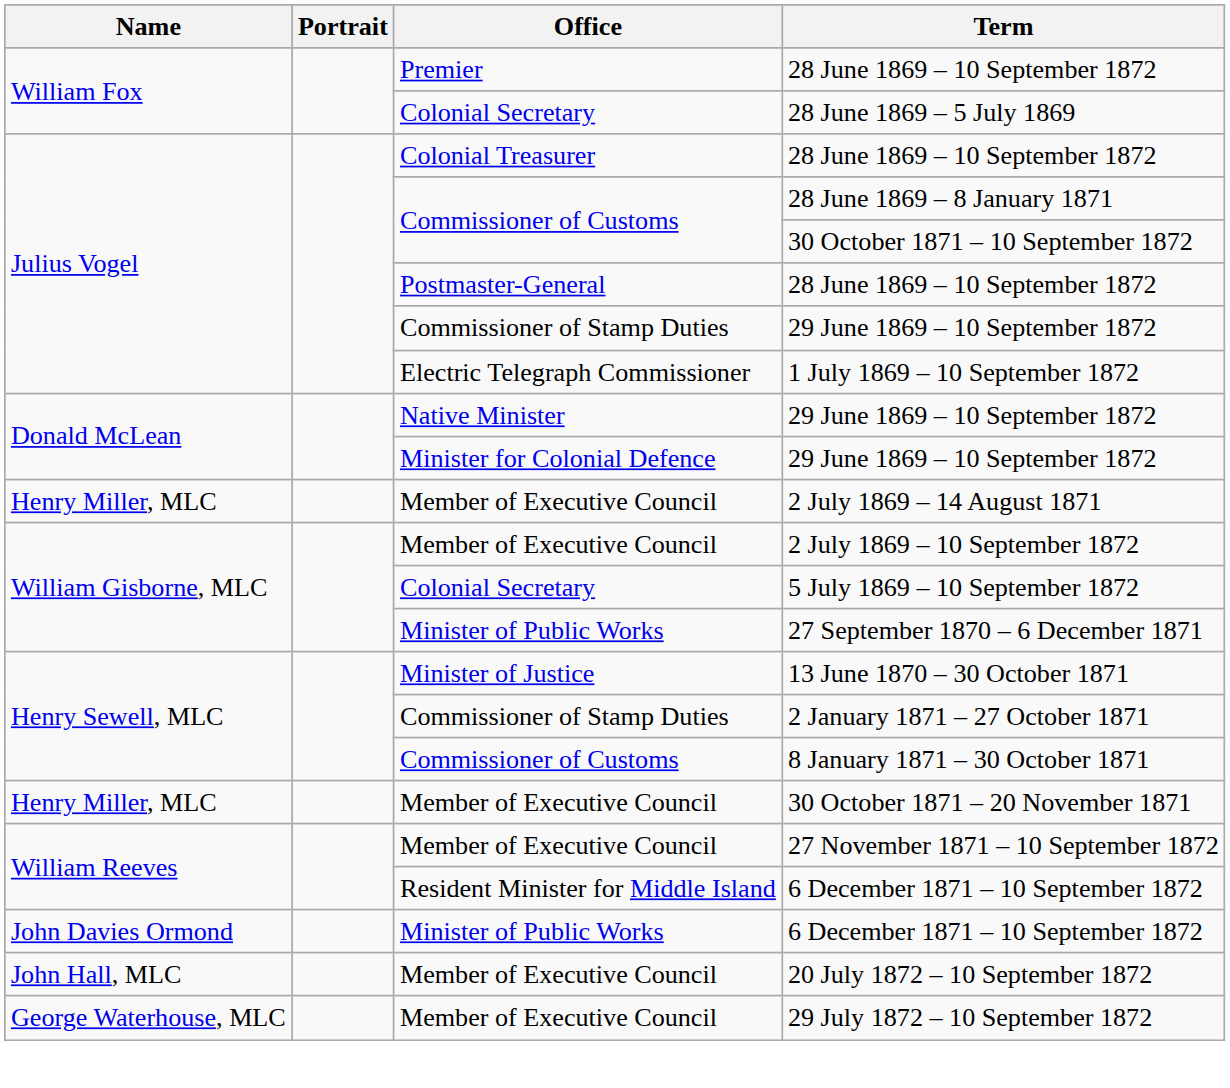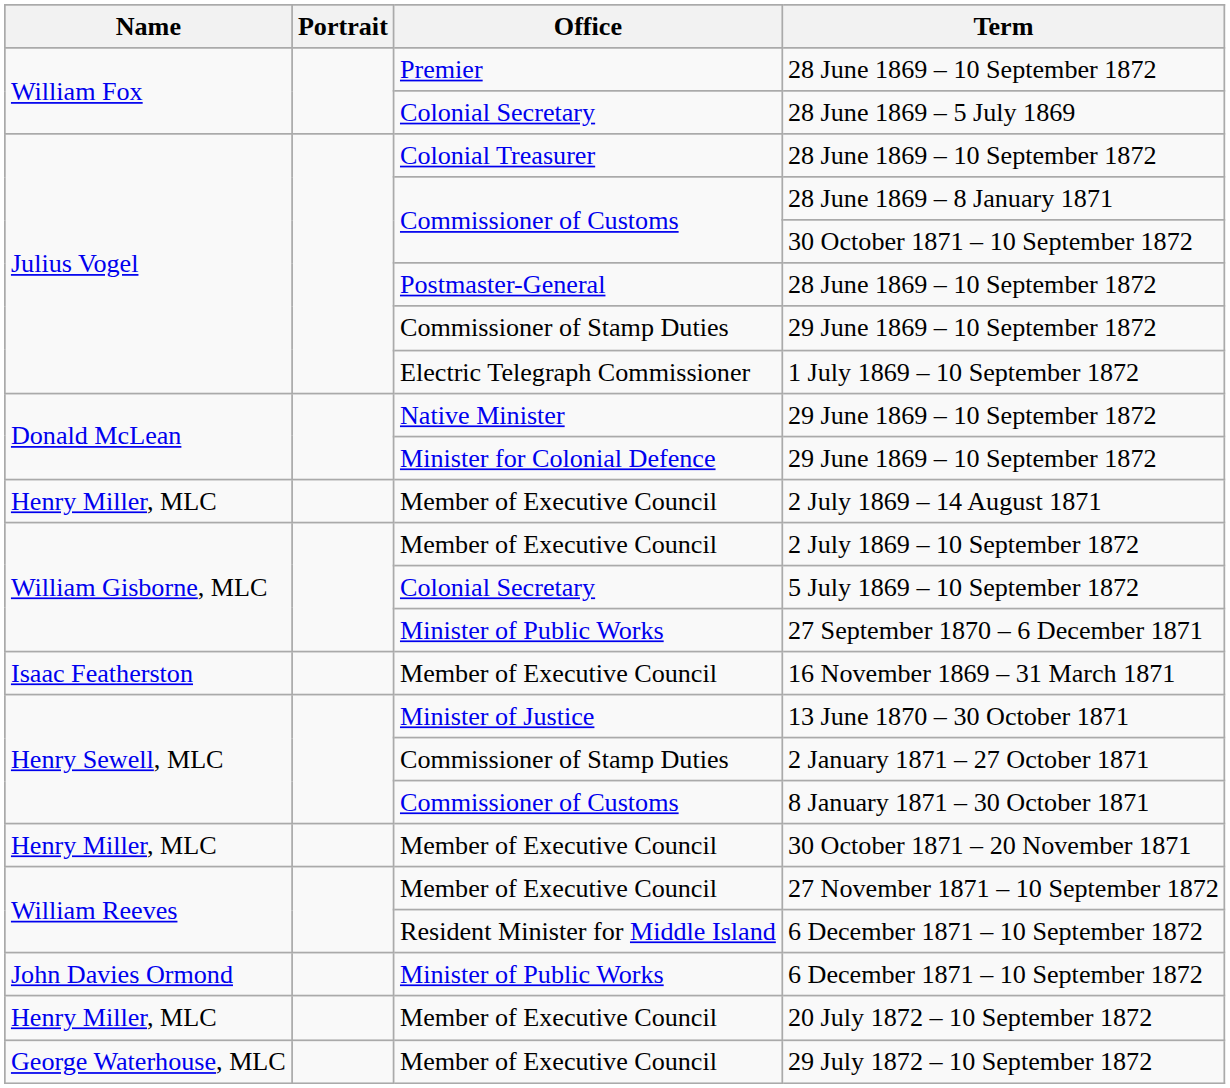+ row: (558, 672)
(96, 974) John Hall, MLC -> (114, 1017) Henry Miller, MLC
